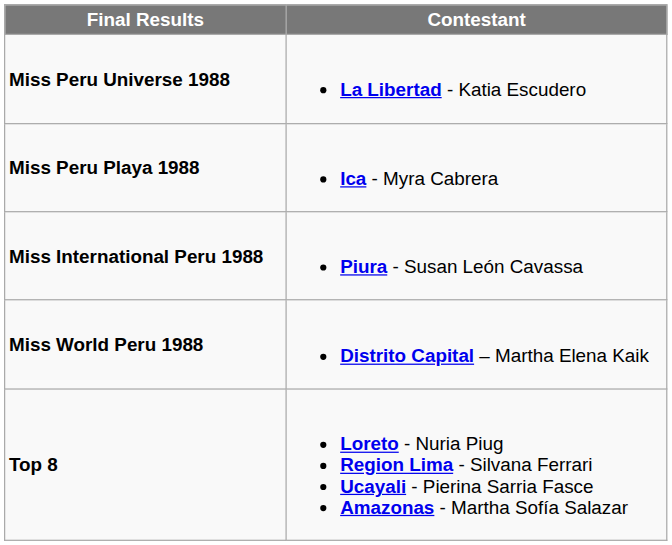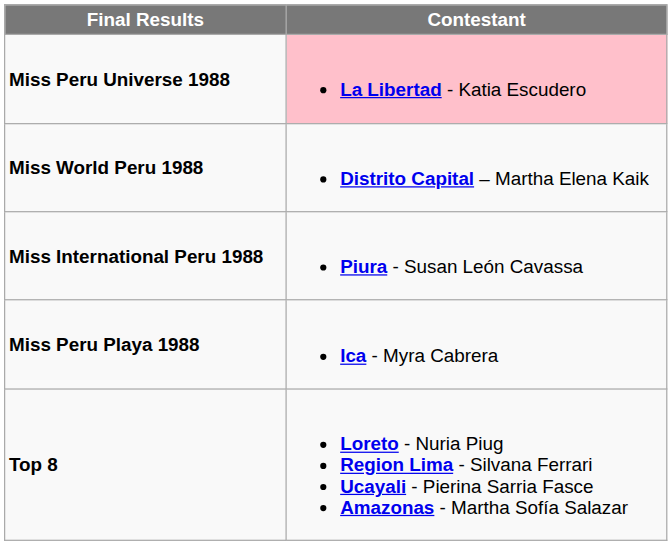(477, 89) no background -> (477, 89) pink background
rows swapped: (106, 345) <-> (104, 168)
